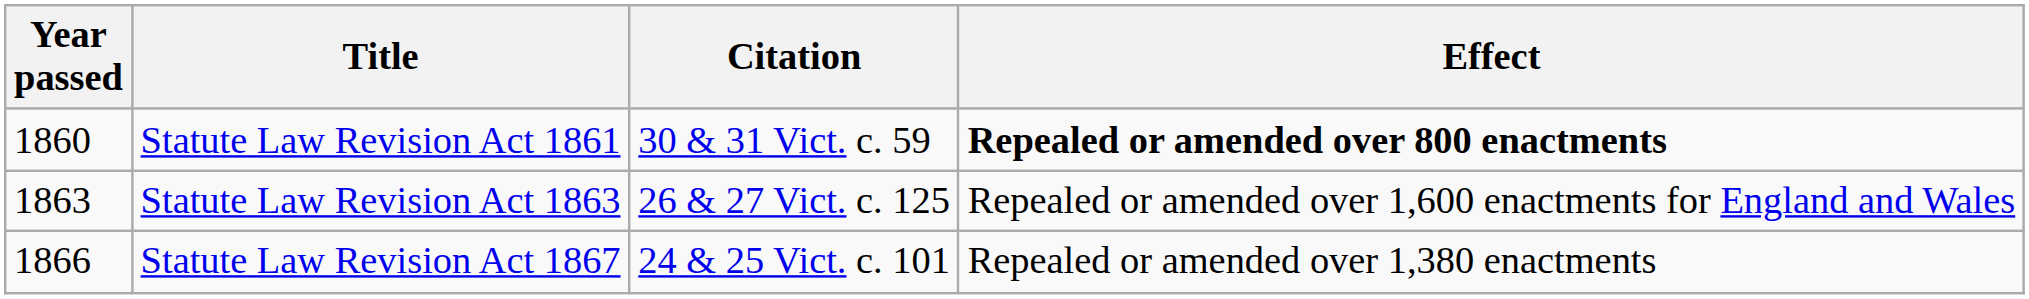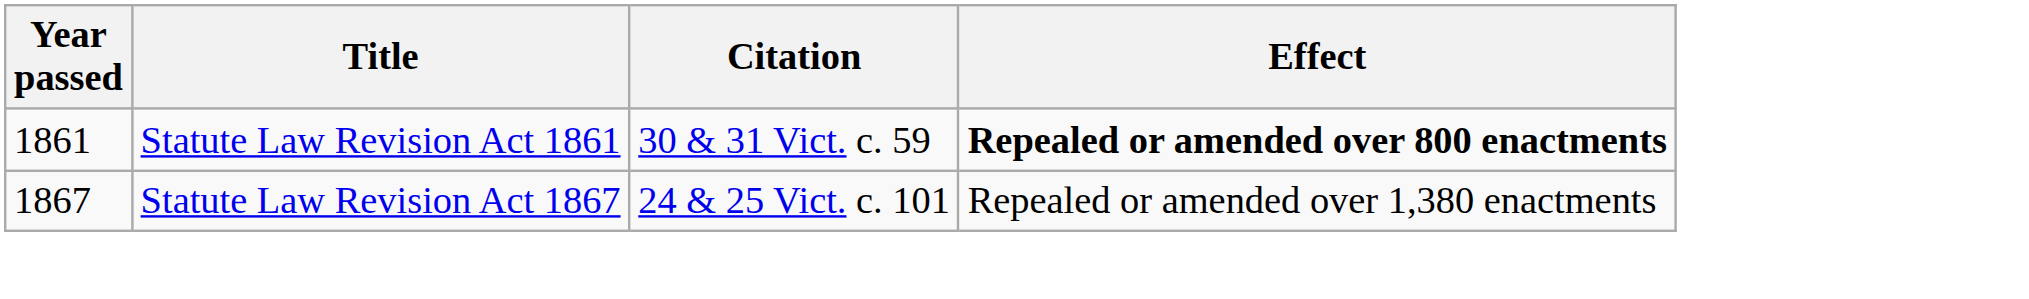(52, 139) 1860 -> (52, 139) 1861
- row: (381, 199)
(52, 260) 1866 -> (52, 199) 1867
